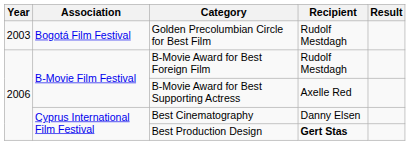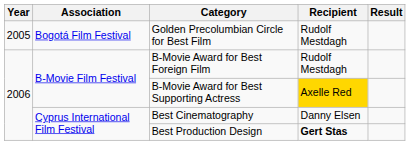(19, 35) 2003 -> (19, 35) 2005
(326, 92) no background -> (326, 92) gold background
